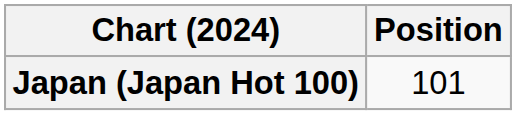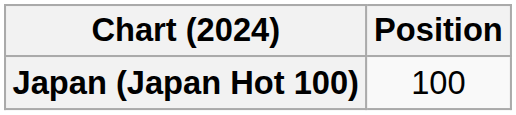(438, 82) 101 -> (438, 82) 100
